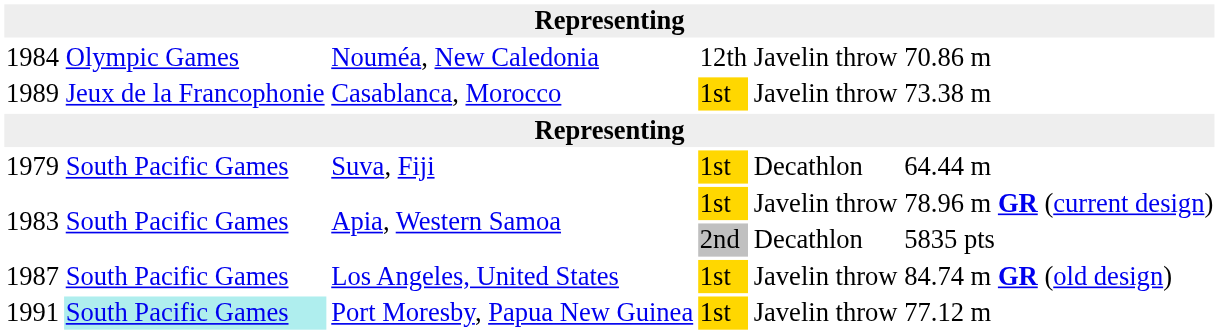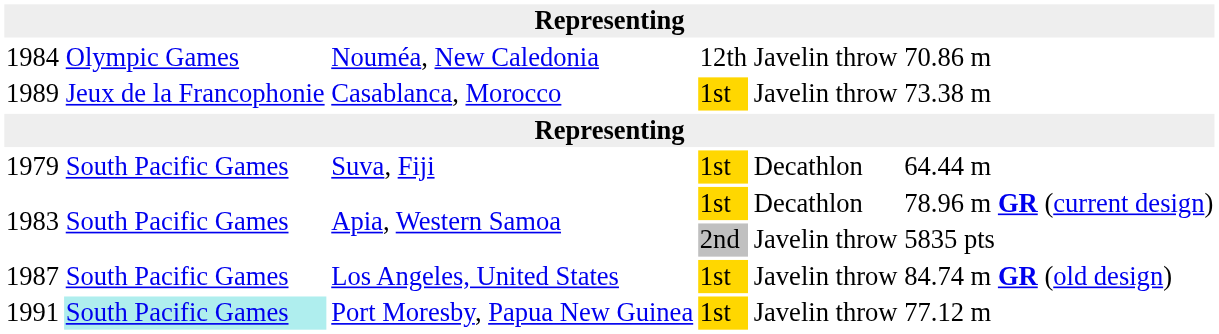(826, 203) Javelin throw -> (808, 203) Decathlon
(808, 239) Decathlon -> (826, 239) Javelin throw
